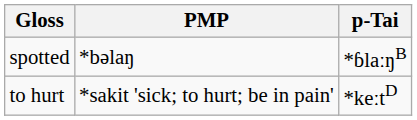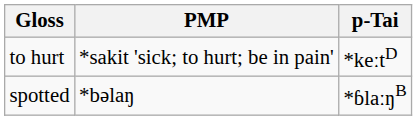rows swapped: (37, 95) <-> (39, 56)
